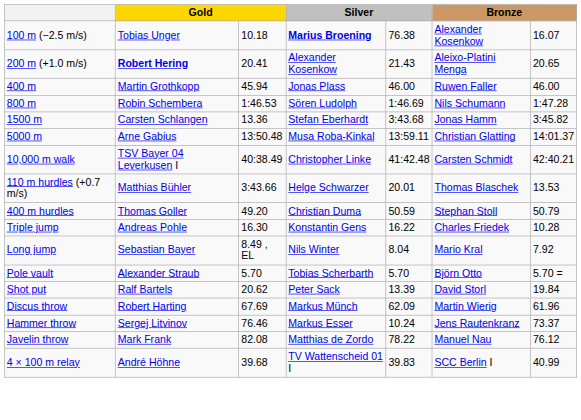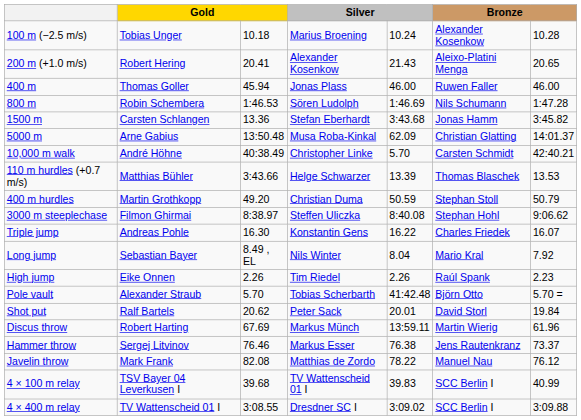(330, 35) bold -> (328, 35) normal
(402, 35) 76.38 -> (403, 35) 10.24
(546, 35) 16.07 -> (546, 35) 10.28
(153, 64) bold -> (153, 64) normal
(159, 86) Martin Grothkopp -> (154, 86) Thomas Goller
(409, 137) 13:59.11 -> (403, 137) 62.09
(151, 159) TSV Bayer 04 Leverkusen I -> (151, 153) André Höhne
(409, 159) 41:42.48 -> (400, 153) 5.70
(402, 188) 20.01 -> (403, 176) 13.39
(152, 211) Thomas Goller -> (160, 199) Martin Grothkopp
+ row: (57, 215)
(546, 227) 10.28 -> (546, 232) 16.07
+ row: (31, 278)
(399, 273) 5.70 -> (410, 294) 41:42.48
(402, 289) 13.39 -> (403, 311) 20.01
(402, 306) 62.09 -> (409, 328) 13:59.11
(402, 323) 10.24 -> (403, 345) 76.38
(149, 362) André Höhne -> (153, 384) TSV Bayer 04 Leverkusen I
+ row: (43, 407)
